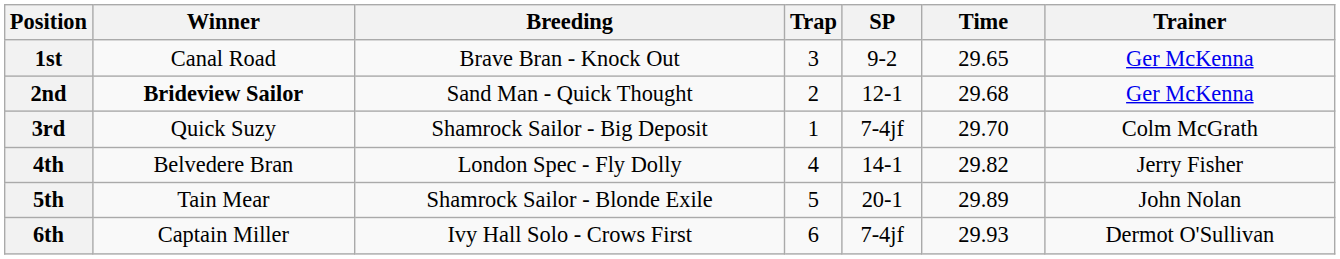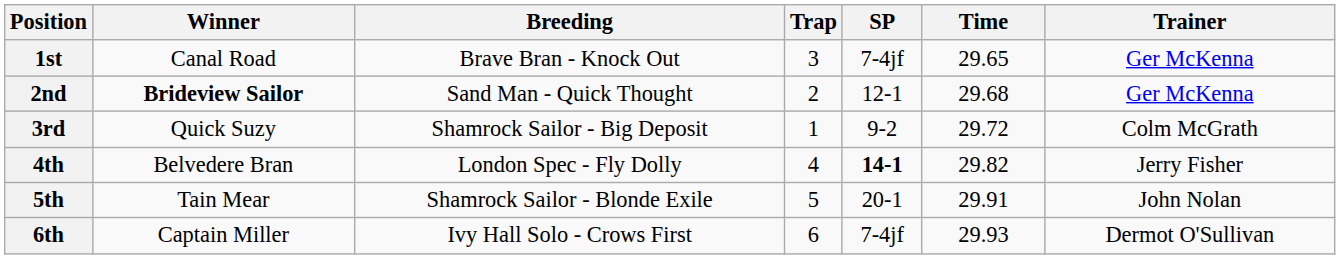(882, 57) 9-2 -> (882, 57) 7-4jf
(882, 128) 7-4jf -> (882, 128) 9-2
(984, 128) 29.70 -> (984, 128) 29.72
(882, 164) normal -> (882, 164) bold
(984, 199) 29.89 -> (984, 199) 29.91
